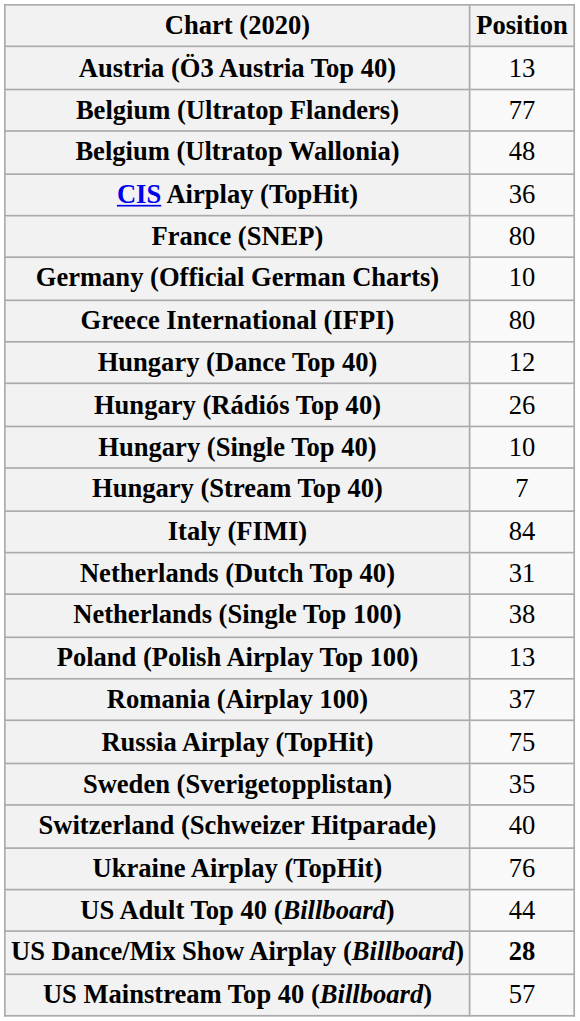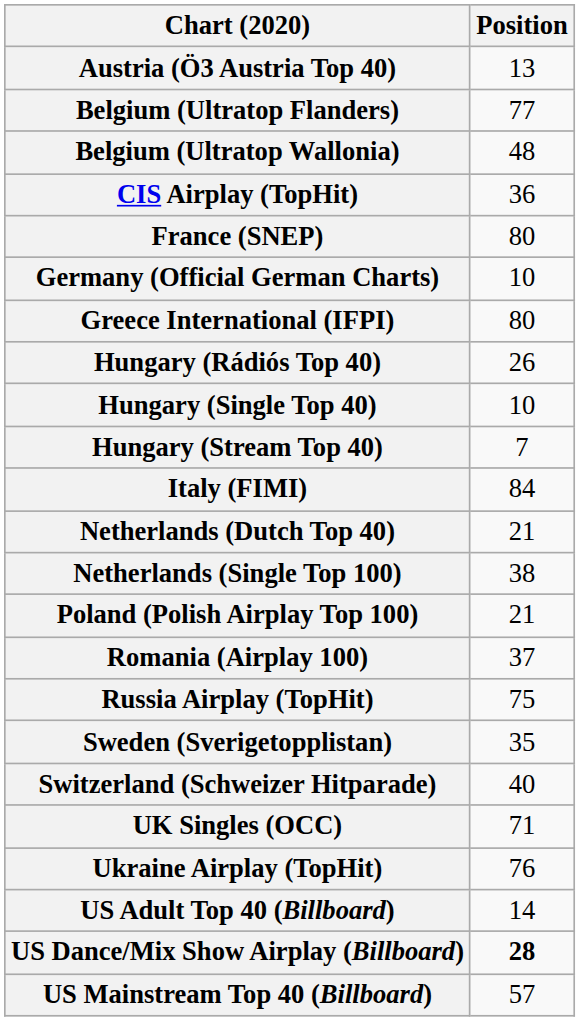- row: (237, 362)
(522, 573) 31 -> (522, 531) 21
(522, 657) 13 -> (522, 615) 21
+ row: (237, 825)
(522, 910) 44 -> (522, 910) 14
